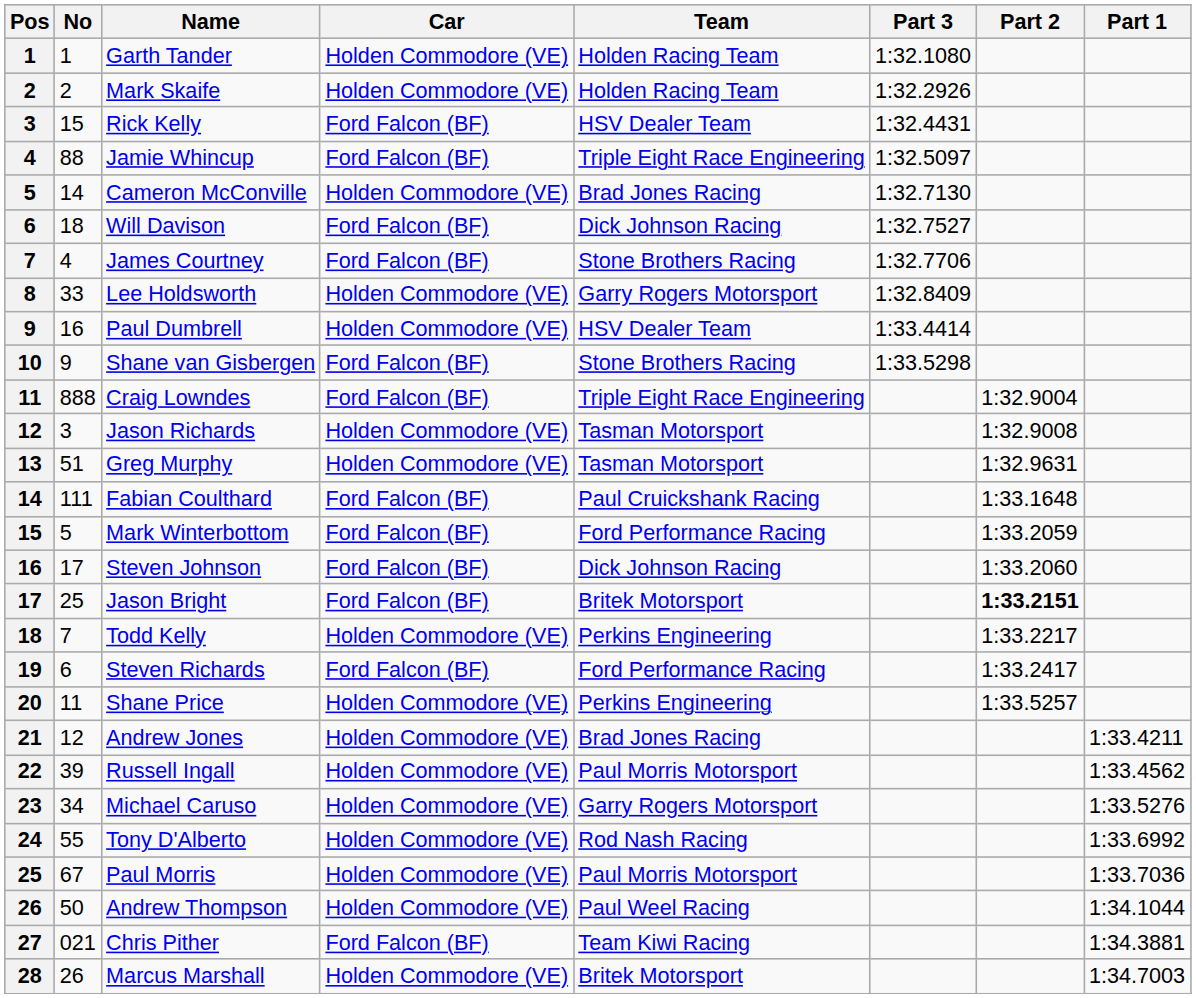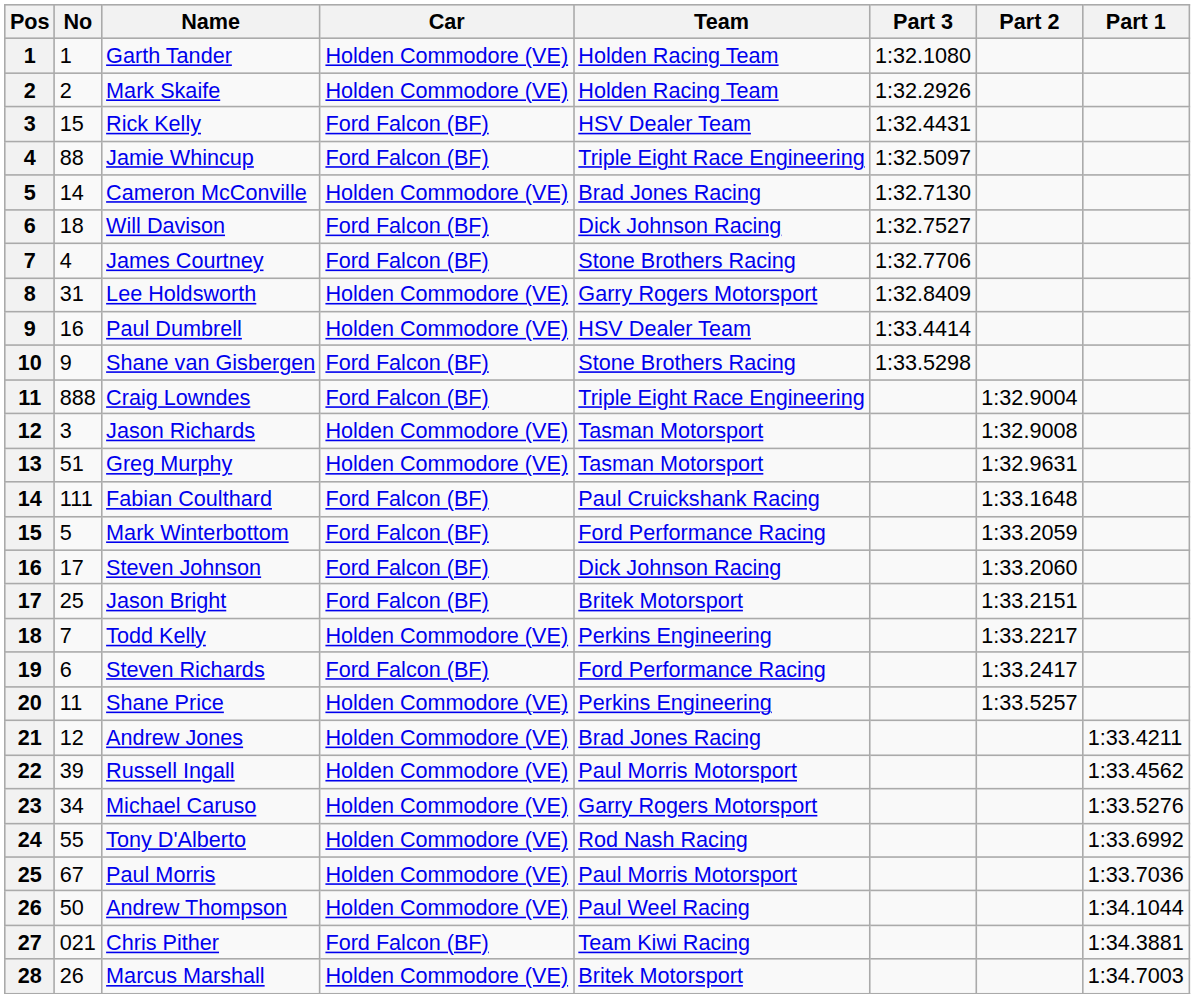(72, 294) 33 -> (72, 294) 31
(1030, 601) bold -> (1029, 601) normal
